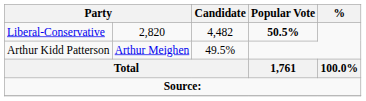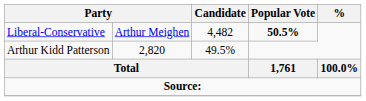(152, 31) 2,820 -> (152, 31) Arthur Meighen
(152, 50) Arthur Meighen -> (152, 50) 2,820
